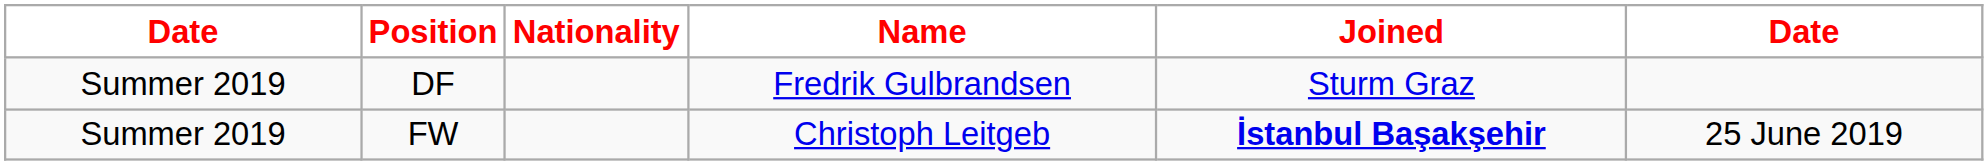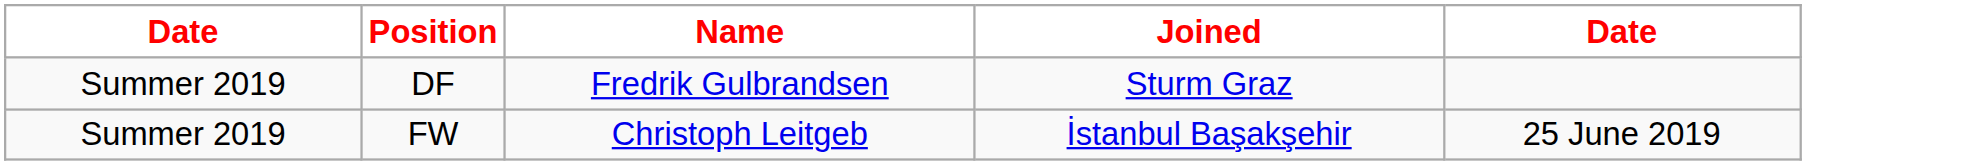- column: (596, 31)
(1391, 135) bold -> (1209, 135) normal
